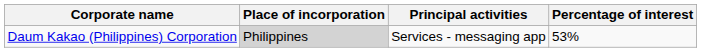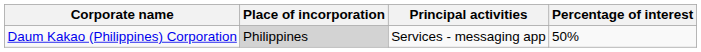(565, 36) 53% -> (565, 36) 50%
